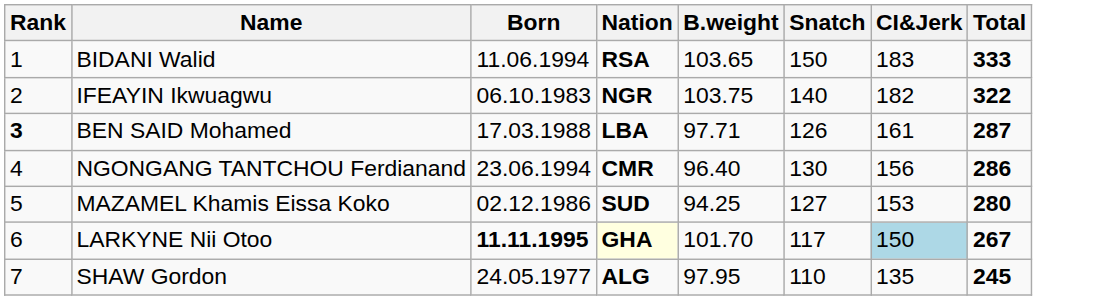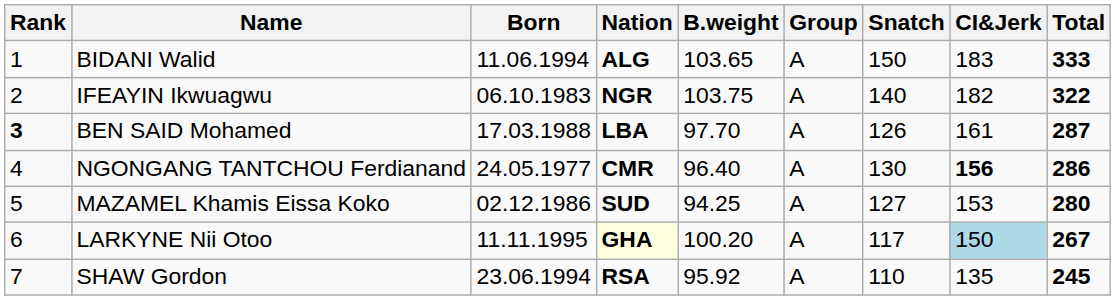+ column: (824, 22)
(626, 58) RSA -> (626, 58) ALG
(712, 131) 97.71 -> (712, 131) 97.70
(534, 167) 23.06.1994 -> (534, 167) 24.05.1977
(895, 167) normal -> (974, 167) bold
(532, 240) bold -> (532, 240) normal
(718, 240) 101.70 -> (718, 240) 100.20
(534, 276) 24.05.1977 -> (534, 276) 23.06.1994
(626, 276) ALG -> (626, 276) RSA
(712, 276) 97.95 -> (712, 276) 95.92
